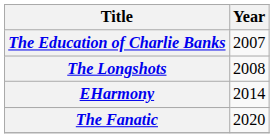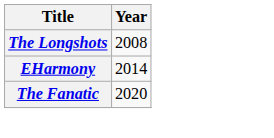- row: (117, 42)
